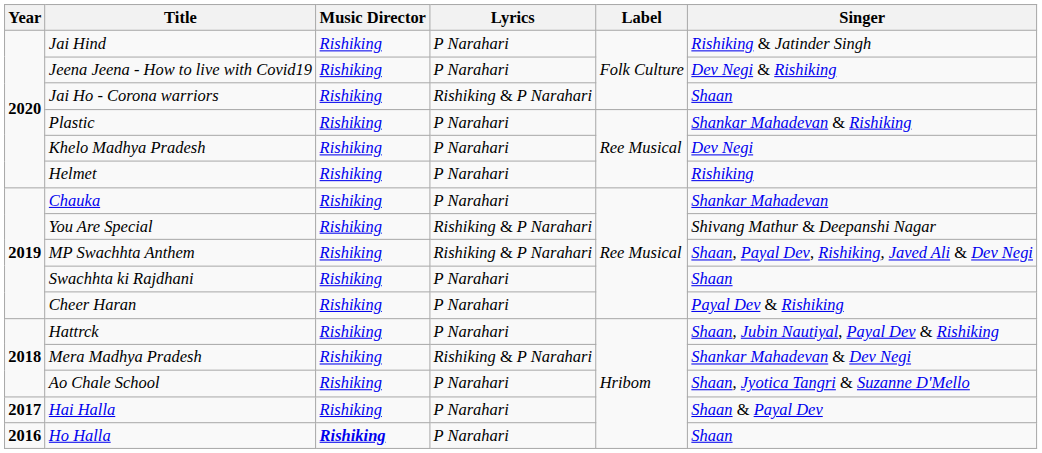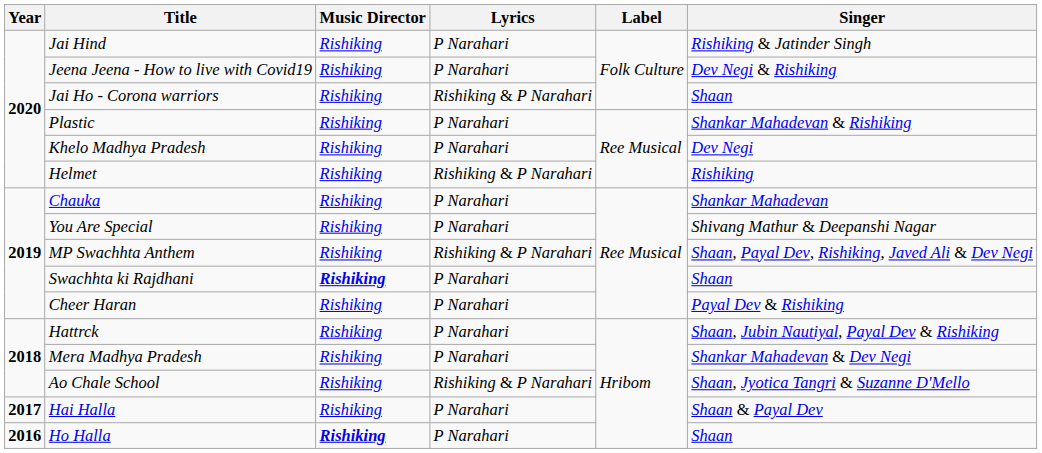(471, 174) P Narahari -> (513, 174) Rishiking & P Narahari
(513, 226) Rishiking & P Narahari -> (471, 226) P Narahari
(351, 278) normal -> (353, 278) bold
(513, 357) Rishiking & P Narahari -> (471, 357) P Narahari
(471, 383) P Narahari -> (513, 383) Rishiking & P Narahari
